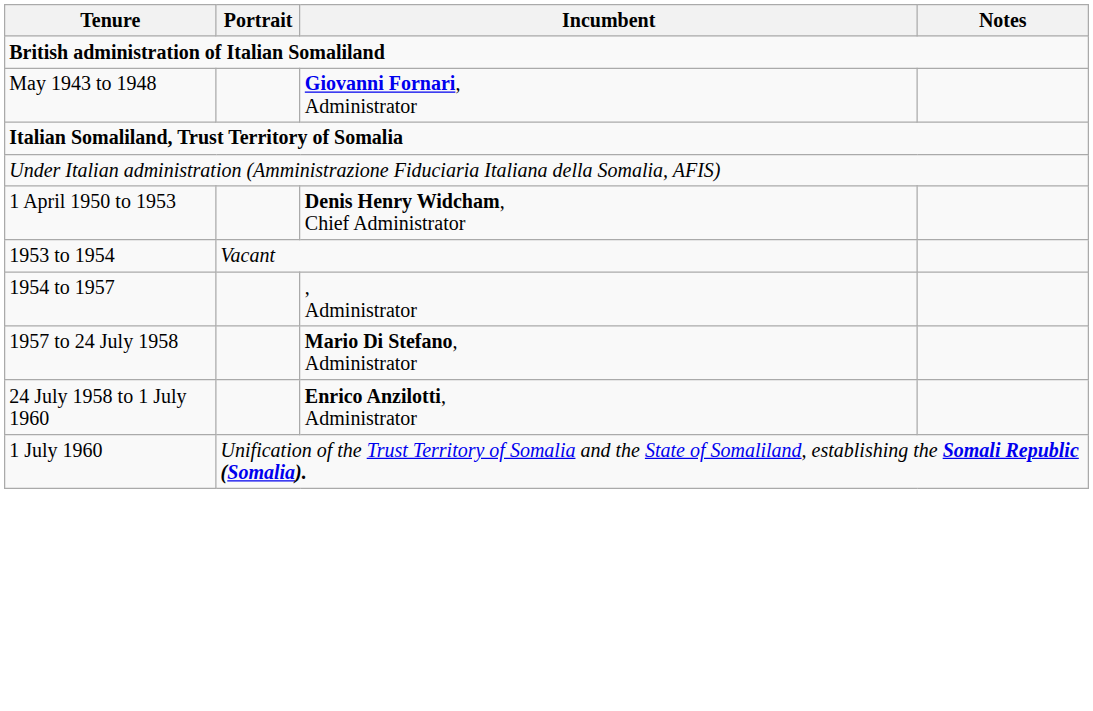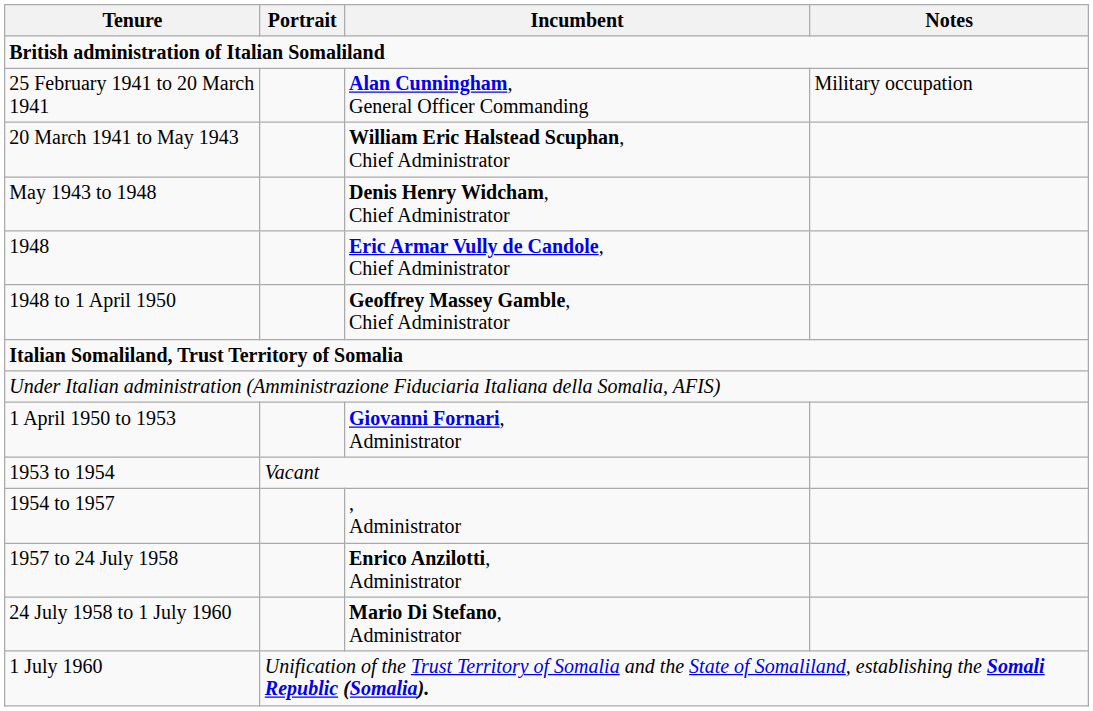+ row: (132, 95)
+ row: (124, 138)
(383, 95) Giovanni Fornari, Administrator -> (449, 203) Denis Henry Widcham, Chief Administrator
+ row: (29, 246)
+ row: (93, 300)
(405, 212) Denis Henry Widcham, Chief Administrator -> (427, 429) Giovanni Fornari, Administrator
(381, 352) Mario Di Stefano, Administrator -> (420, 569) Enrico Anzilotti, Administrator
(375, 407) Enrico Anzilotti, Administrator -> (425, 623) Mario Di Stefano, Administrator
